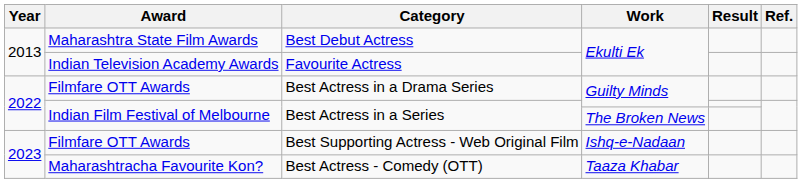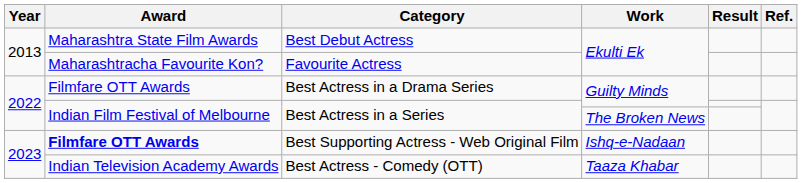(163, 64) Indian Television Academy Awards -> (156, 64) Maharashtracha Favourite Kon?
(119, 142) normal -> (124, 142) bold
(156, 166) Maharashtracha Favourite Kon? -> (163, 166) Indian Television Academy Awards
